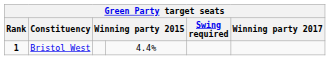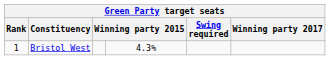(16, 48) bold -> (16, 48) normal
(146, 48) 4.4% -> (146, 48) 4.3%
